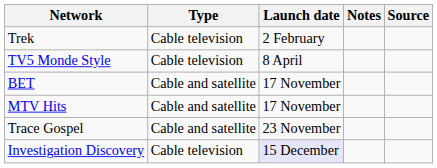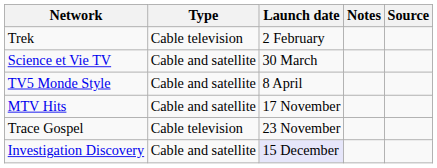+ row: (59, 60)
(197, 60) Cable television -> (203, 83) Cable and satellite
- row: (21, 83)
(203, 128) Cable and satellite -> (197, 128) Cable television
(197, 151) Cable television -> (203, 151) Cable and satellite
